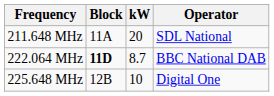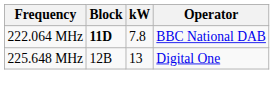- row: (45, 36)
(137, 58) 8.7 -> (137, 36) 7.8
(136, 79) 10 -> (136, 58) 13
